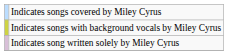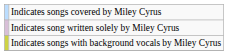rows swapped: (95, 43) <-> (116, 28)
